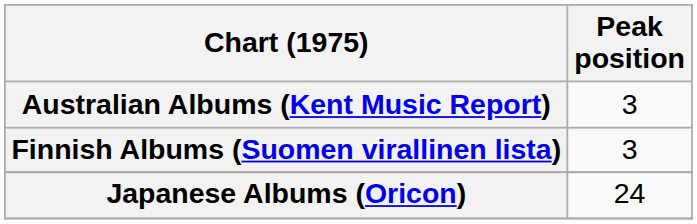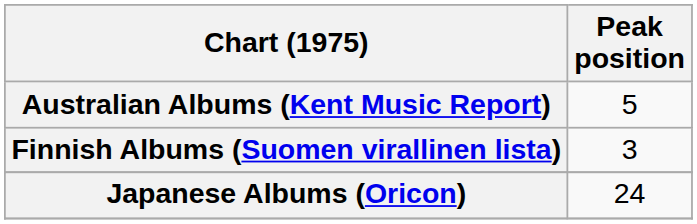(630, 104) 3 -> (630, 104) 5
